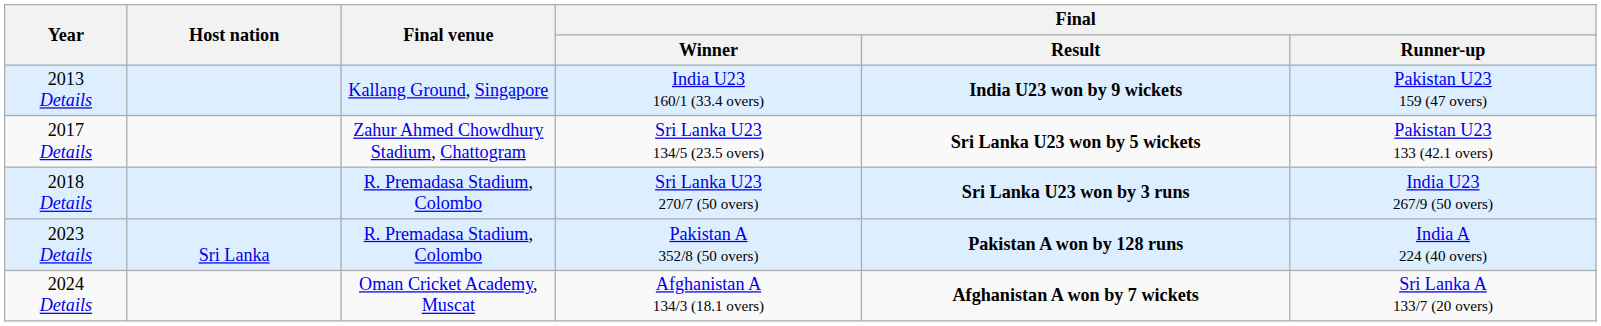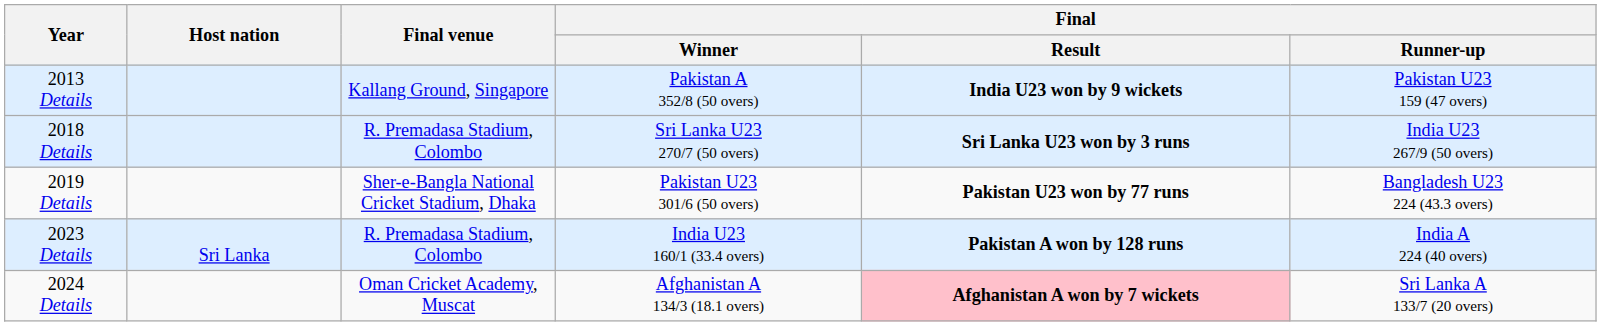(708, 90) India U23 160/1 (33.4 overs) -> (708, 90) Pakistan A 352/8 (50 overs)
- row: (66, 141)
+ row: (66, 193)
(708, 244) Pakistan A 352/8 (50 overs) -> (708, 244) India U23 160/1 (33.4 overs)
(1076, 295) no background -> (1076, 295) pink background
